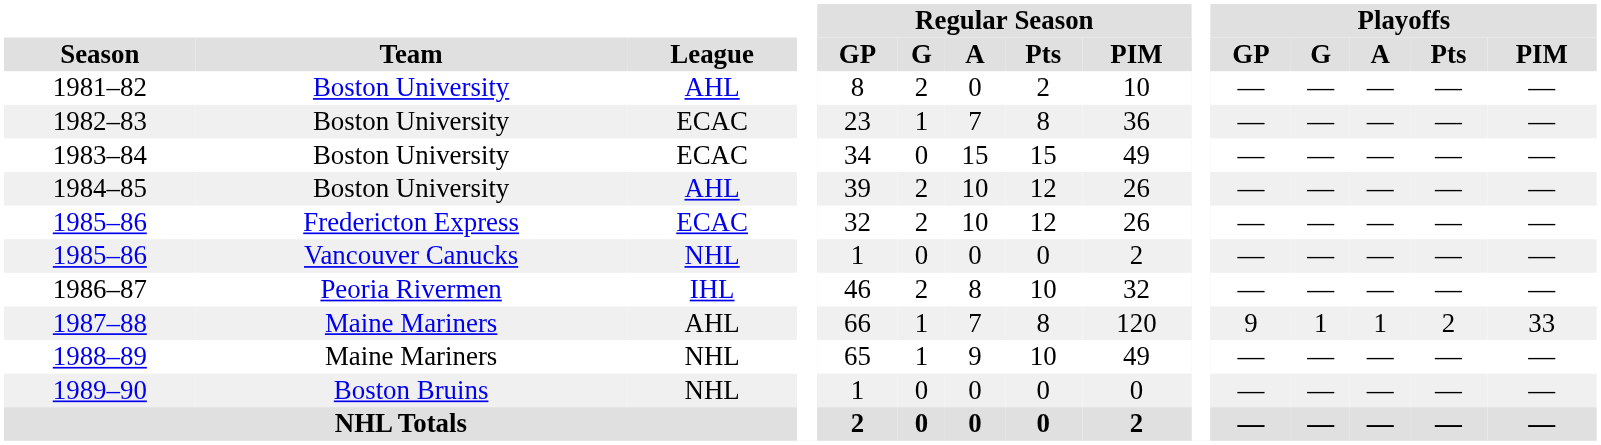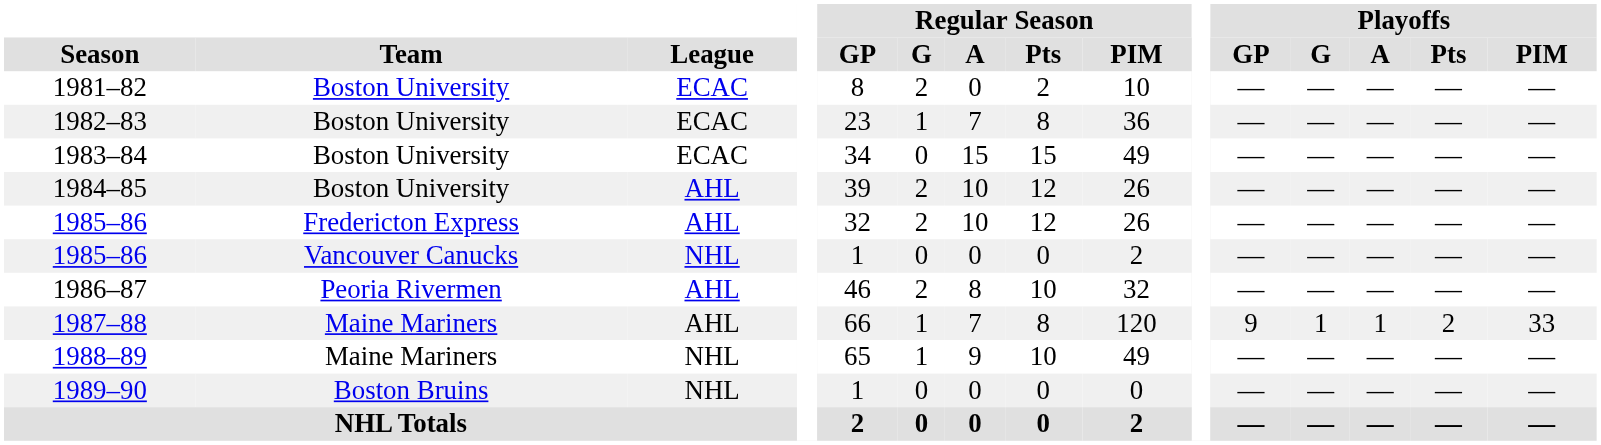(712, 87) AHL -> (712, 87) ECAC
(712, 222) ECAC -> (712, 222) AHL
(712, 289) IHL -> (712, 289) AHL
